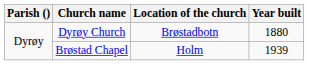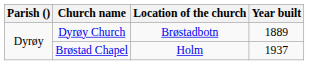(276, 32) 1880 -> (276, 32) 1889
(276, 50) 1939 -> (276, 50) 1937
